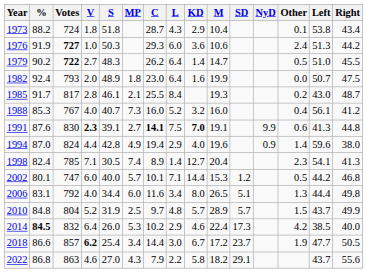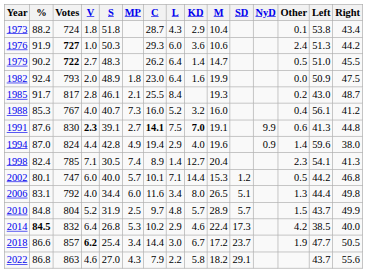(321, 78) 50.7 -> (321, 78) 50.9
(111, 227) 26.0 -> (111, 227) 26.8
